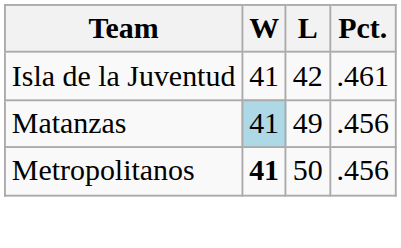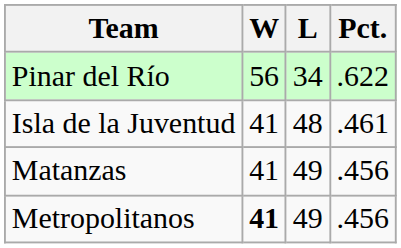+ row: (91, 75)
(308, 75) 42 -> (308, 123) 48
(264, 123) lightblue background -> (264, 170) no background
(308, 170) 50 -> (308, 218) 49
